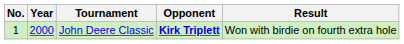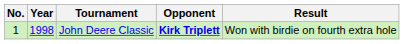(42, 31) 2000 -> (42, 31) 1998
